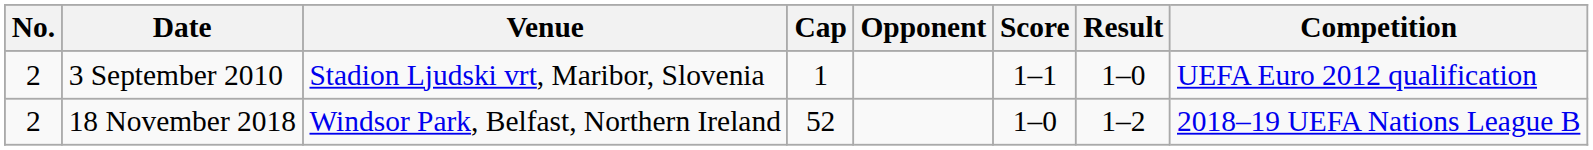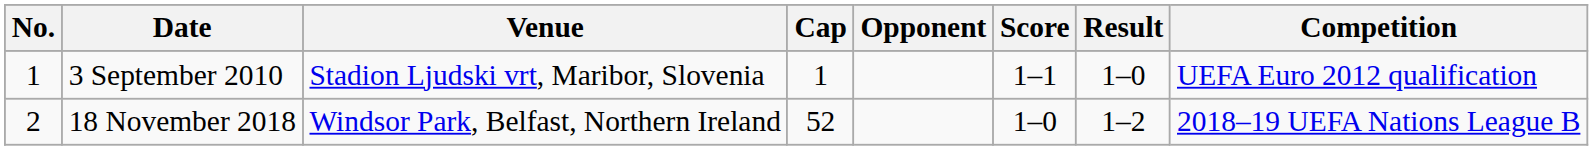(33, 74) 2 -> (33, 74) 1
